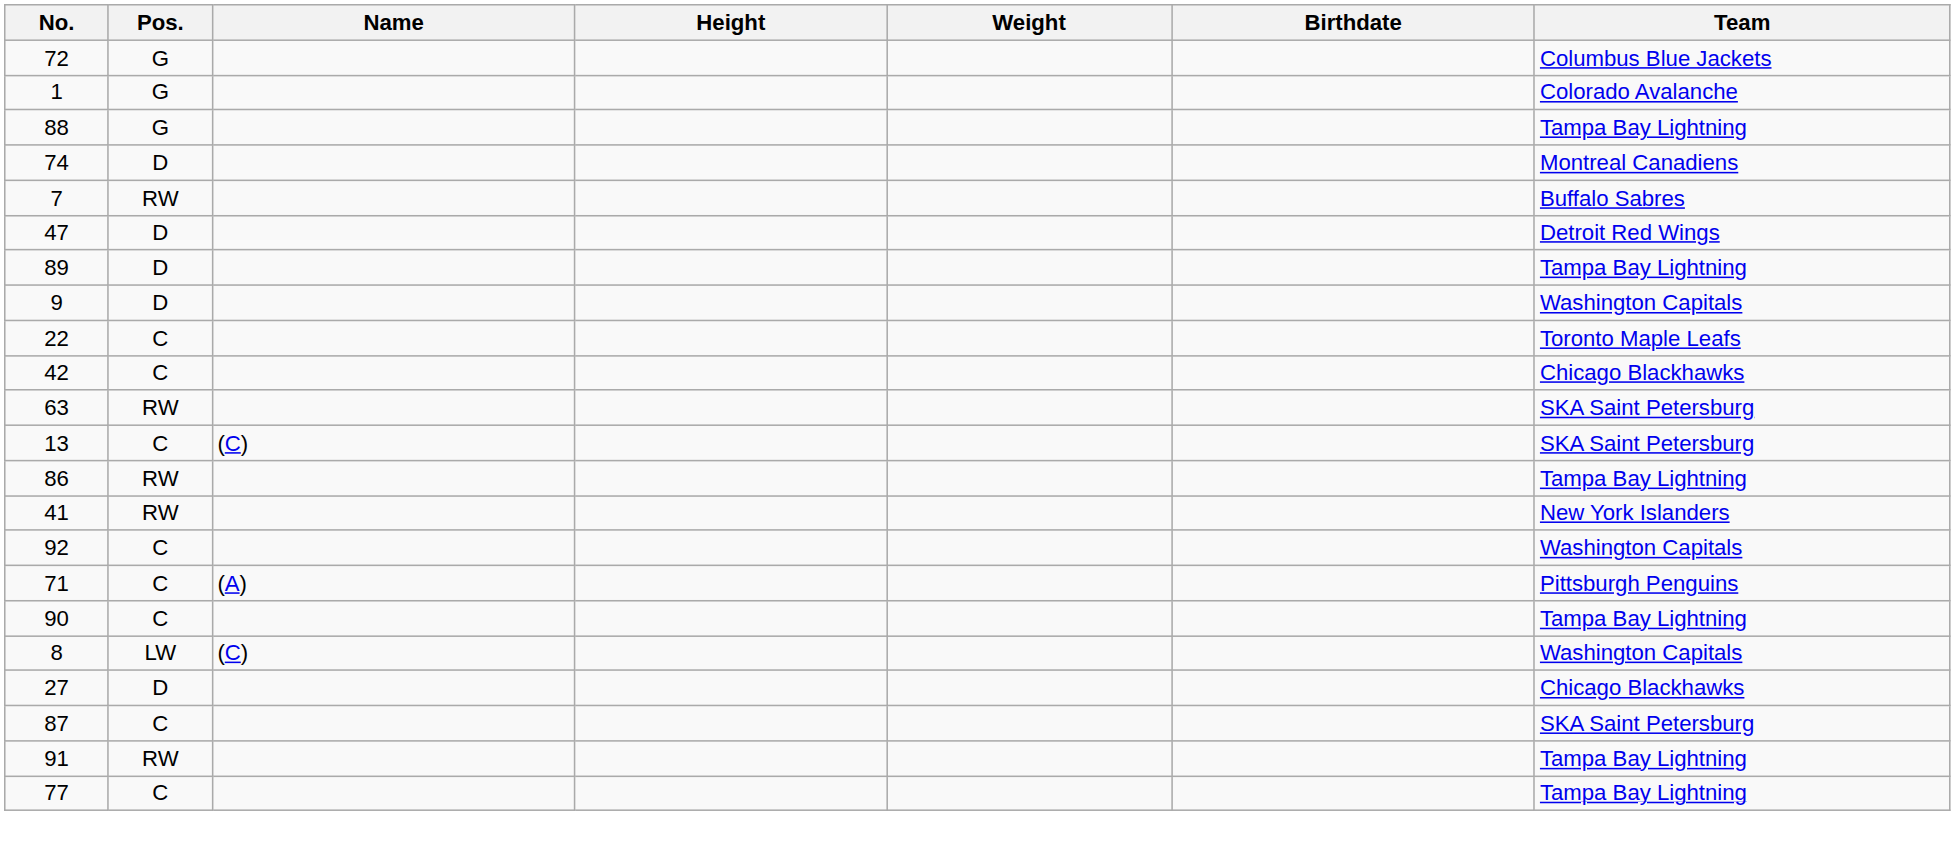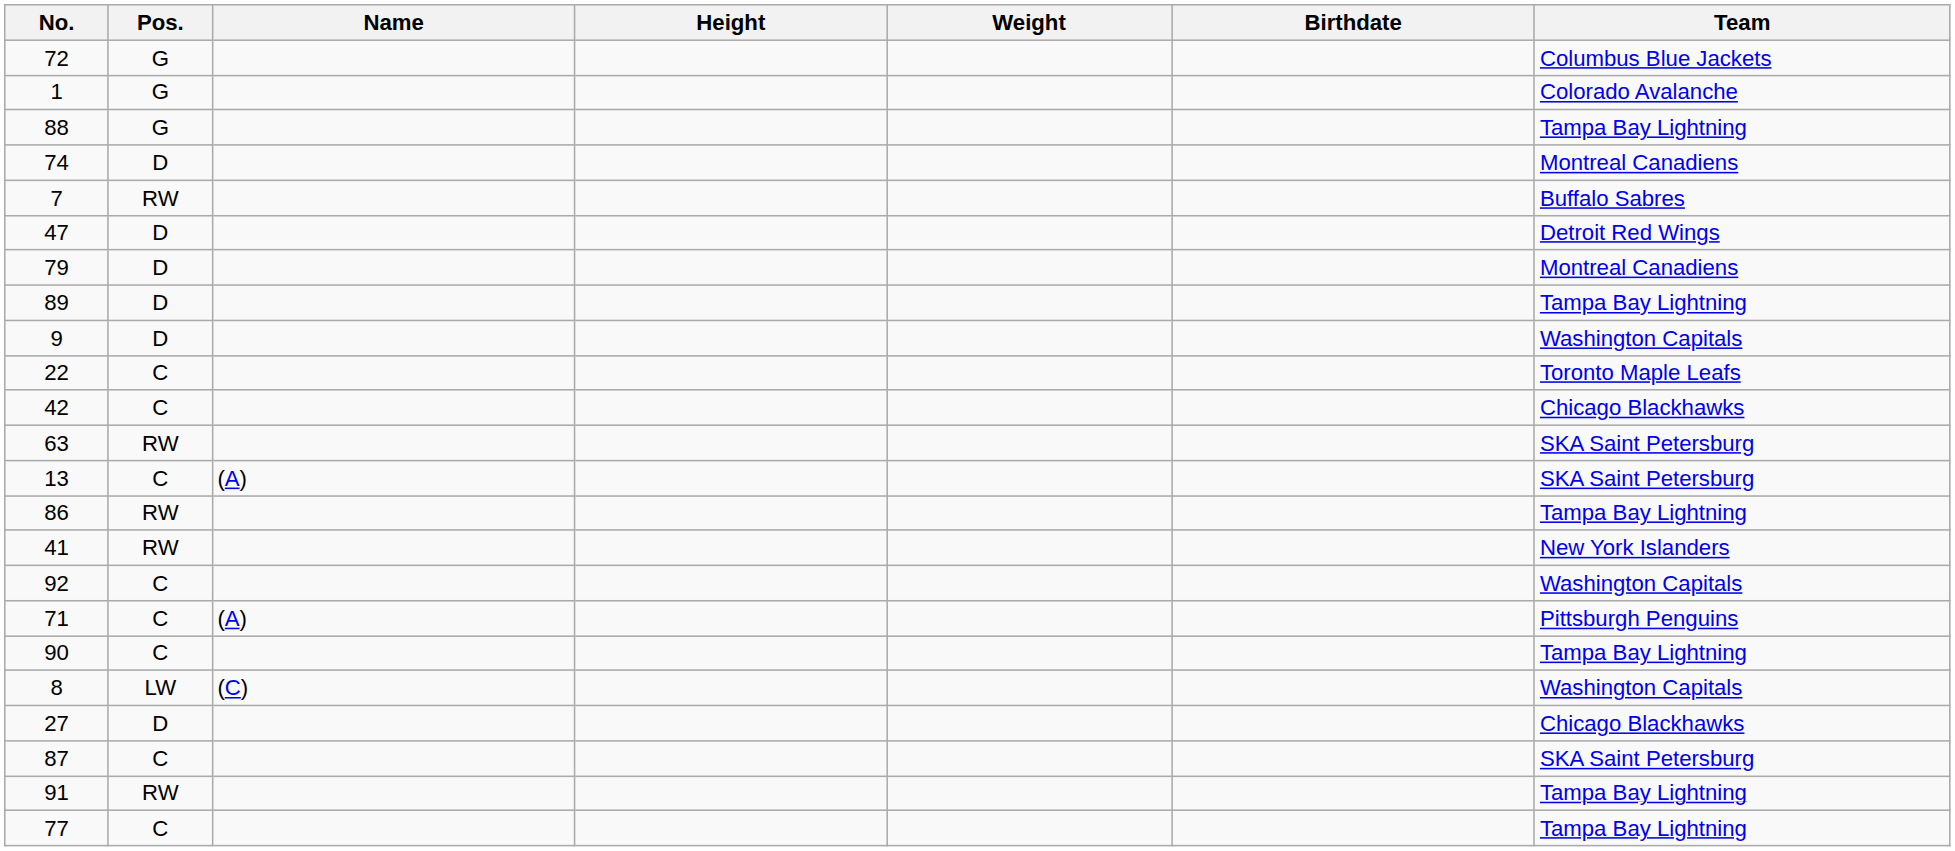+ row: (57, 268)
(233, 443) (C) -> (232, 478) (A)
